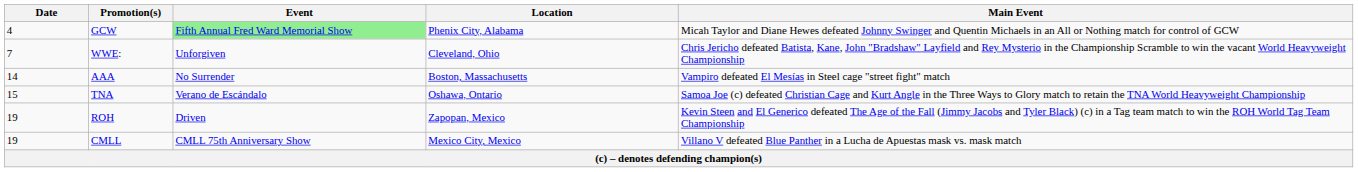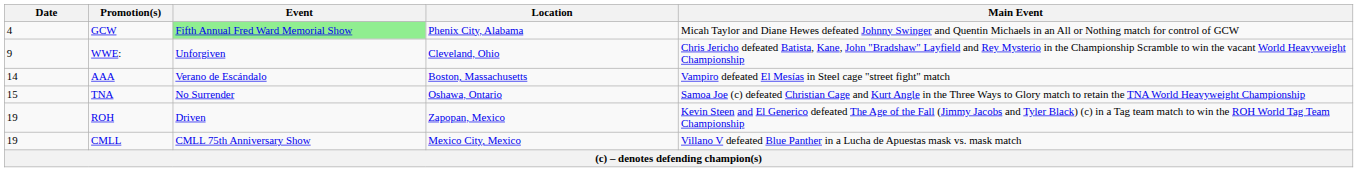(10, 53) 7 -> (10, 53) 9
(205, 77) No Surrender -> (221, 77) Verano de Escándalo
(221, 94) Verano de Escándalo -> (205, 94) No Surrender
